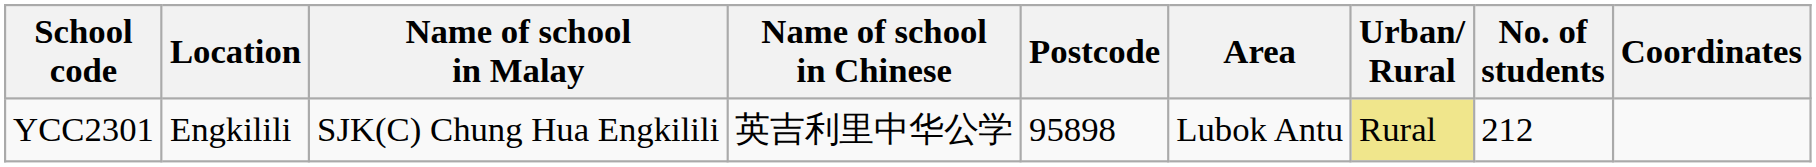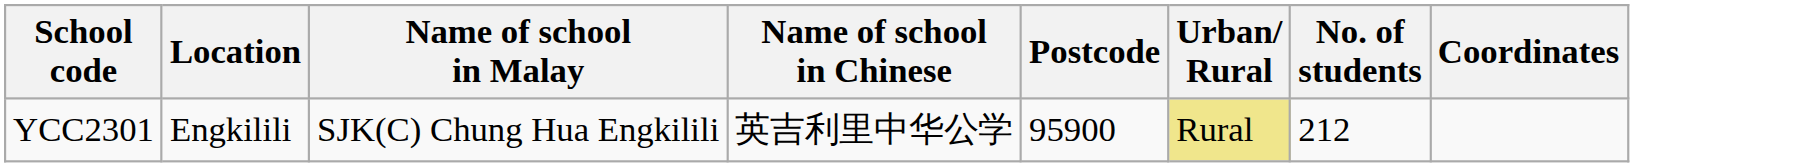- column: (1260, 51)
(1072, 129) 95898 -> (1072, 129) 95900
